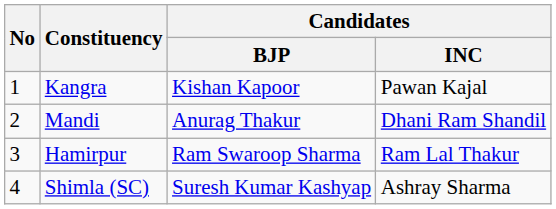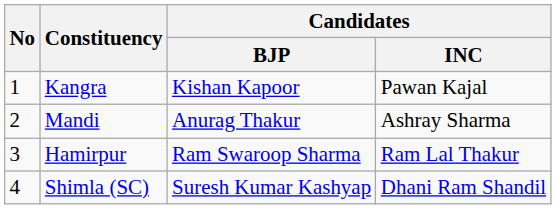(463, 120) Dhani Ram Shandil -> (446, 120) Ashray Sharma
(446, 187) Ashray Sharma -> (463, 187) Dhani Ram Shandil
